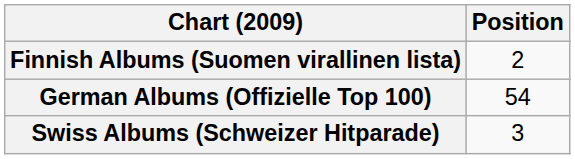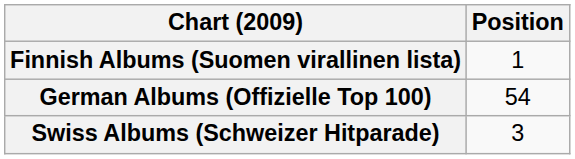(518, 60) 2 -> (518, 60) 1
